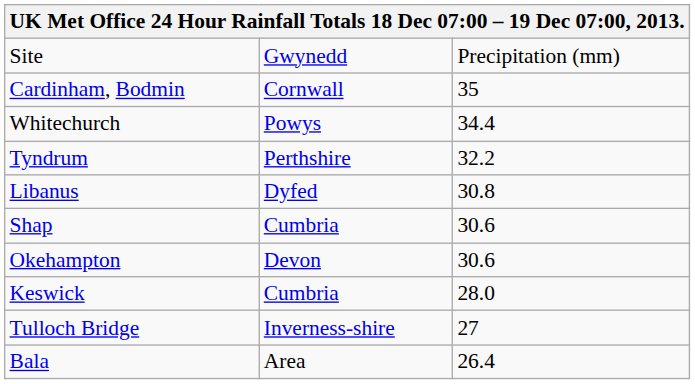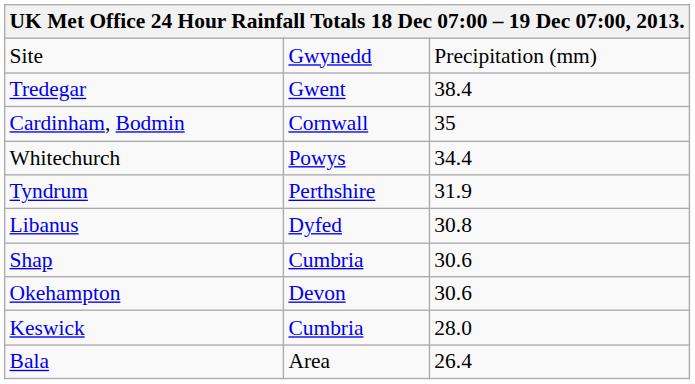+ row: (48, 89)
(476, 157) 32.2 -> (453, 191) 31.9
- row: (74, 327)
